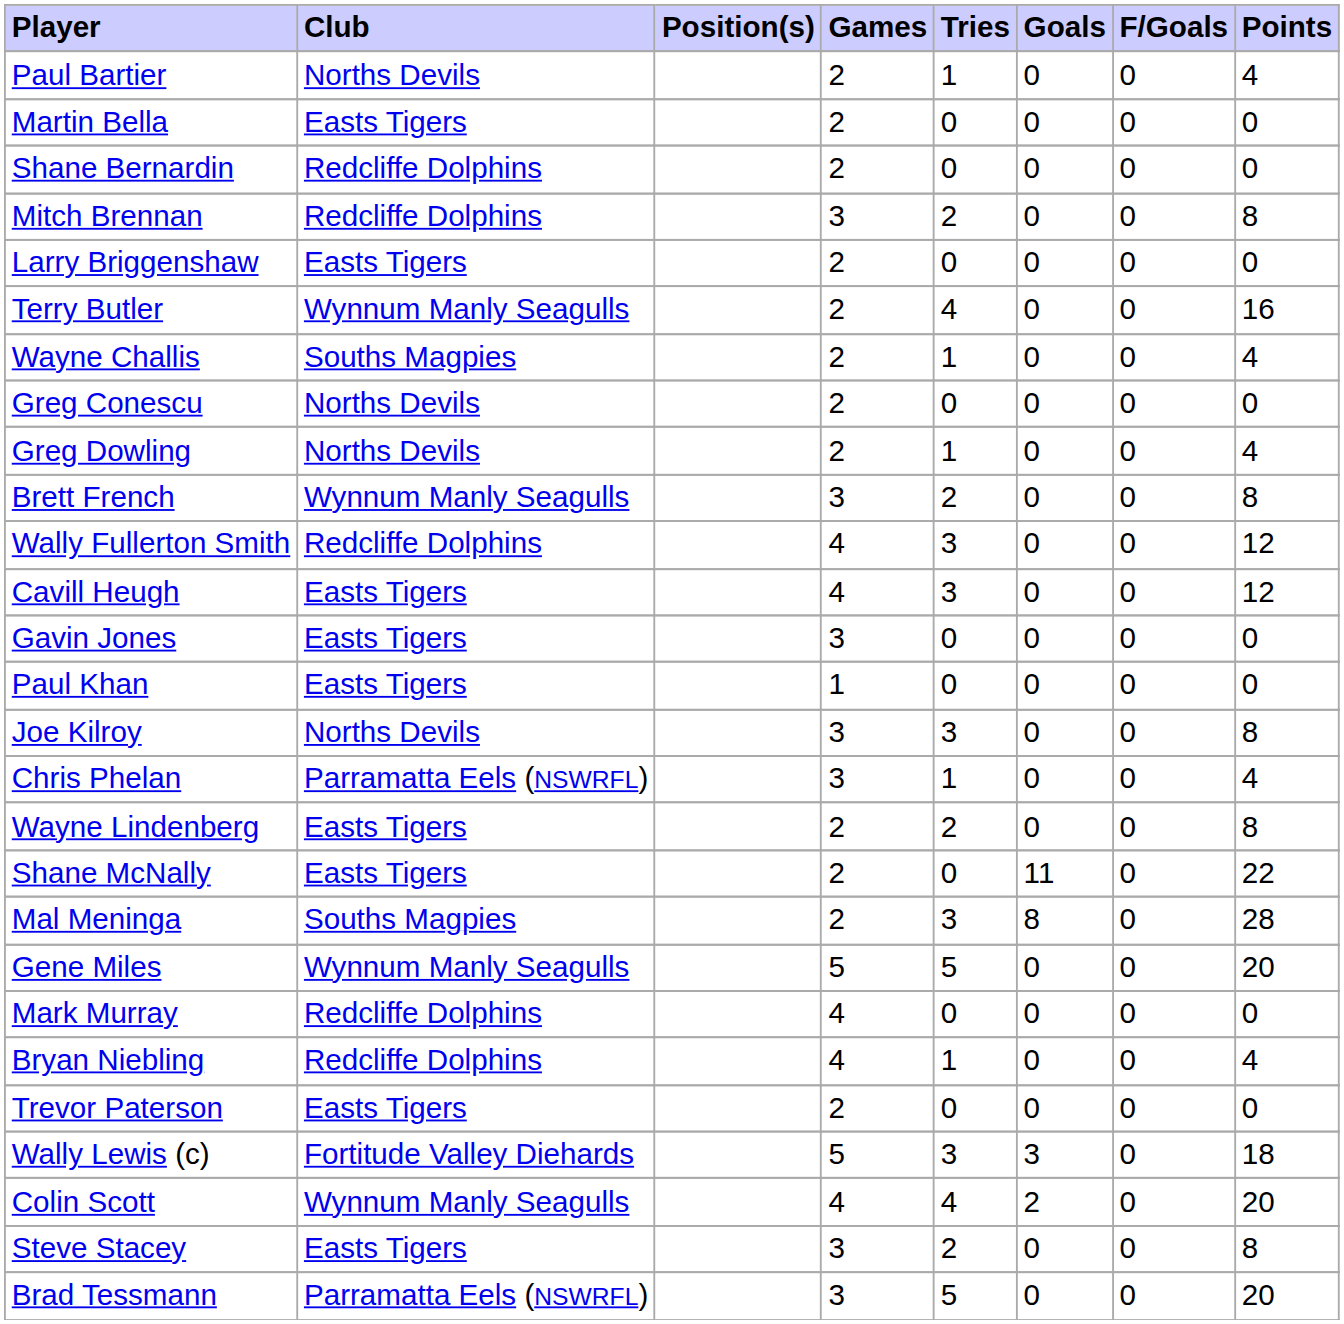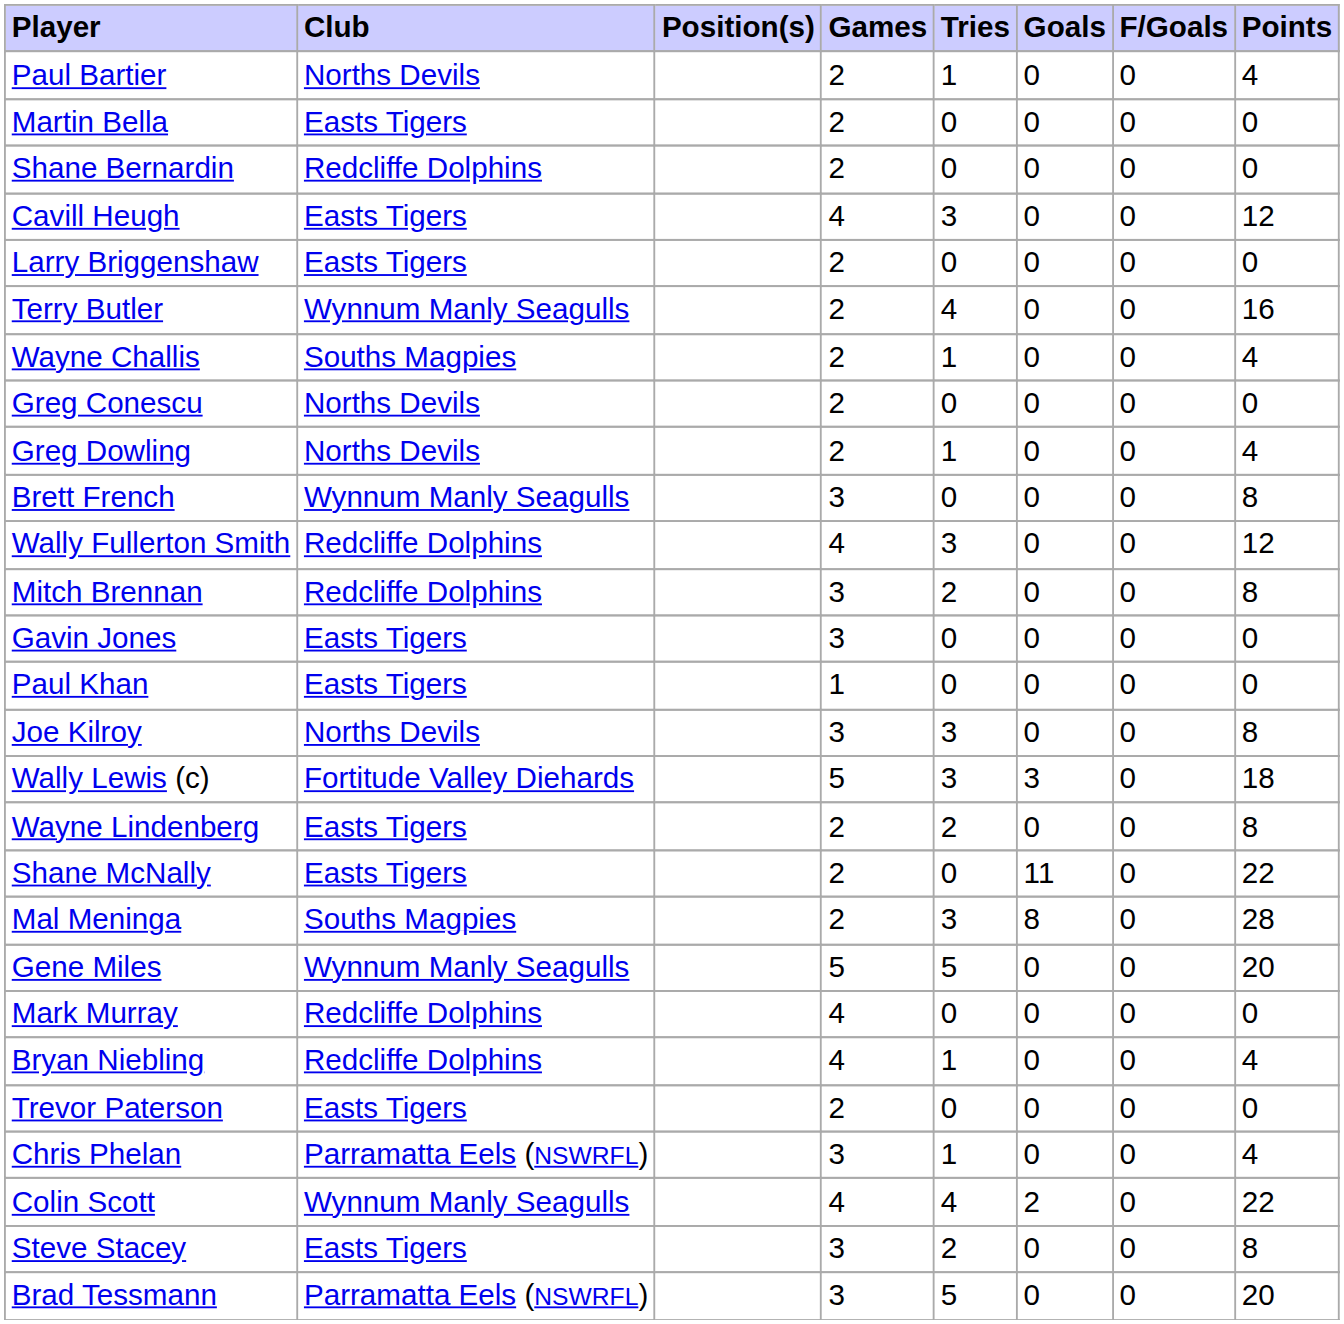rows swapped: (107, 215) <-> (96, 591)
(949, 497) 2 -> (949, 497) 0
rows swapped: (111, 1154) <-> (96, 779)
(1258, 1201) 20 -> (1258, 1201) 22
